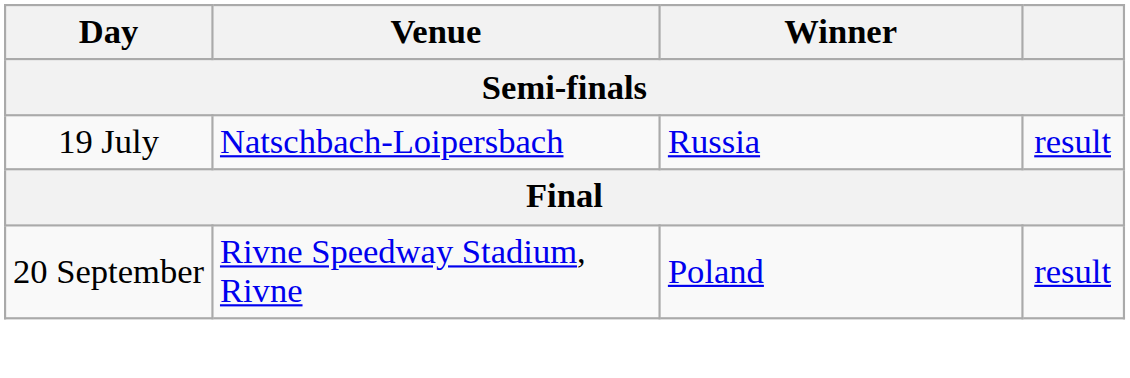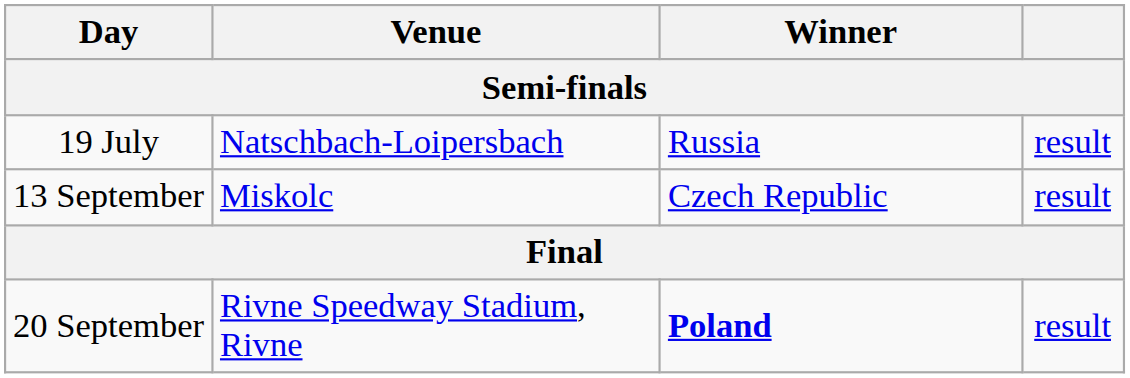+ row: (109, 196)
(716, 270) normal -> (720, 325) bold
